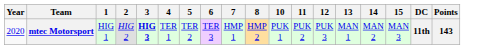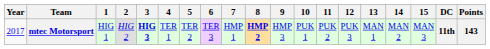+ column: (282, 11)
(15, 31) 2020 -> (15, 31) 2017
(257, 31) normal -> (258, 31) bold
